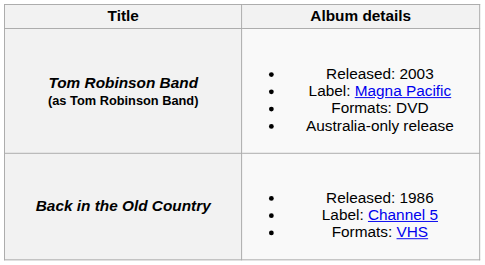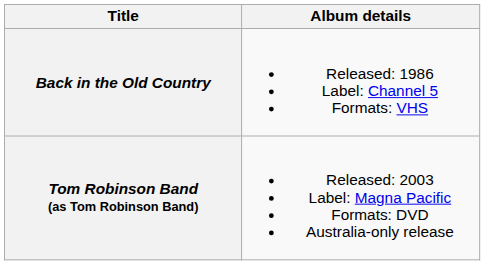rows swapped: (123, 206) <-> (123, 90)
